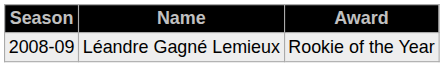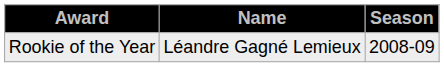columns swapped: (42, 18) <-> (361, 18)
